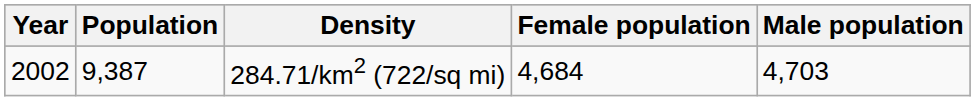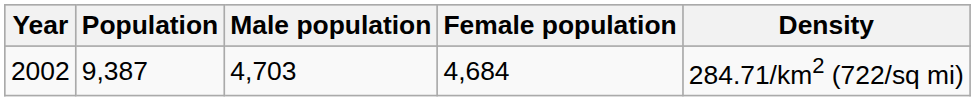columns swapped: (863, 25) <-> (368, 25)
